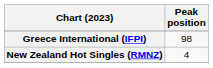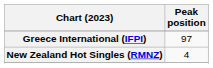(186, 39) 98 -> (186, 39) 97
